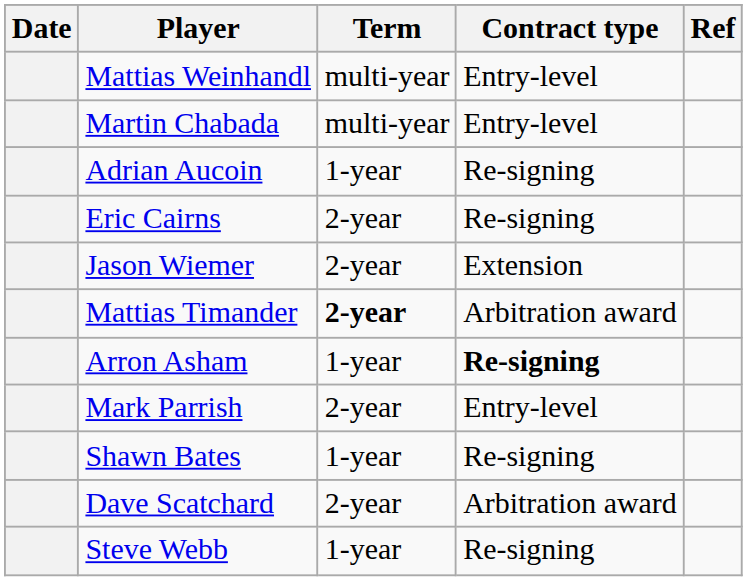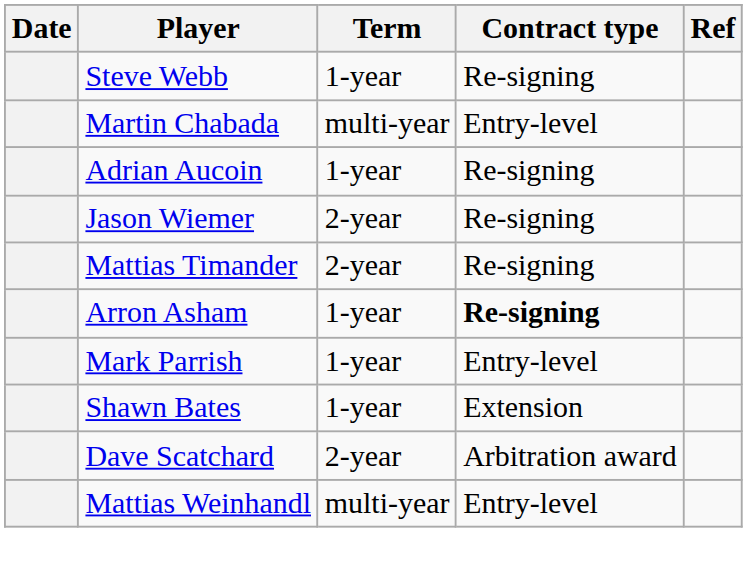rows swapped: (198, 75) <-> (157, 550)
- row: (153, 218)
(523, 265) Extension -> (529, 218) Re-signing
(365, 312) bold -> (363, 265) normal
(570, 312) Arbitration award -> (529, 265) Re-signing
(363, 407) 2-year -> (363, 360) 1-year
(529, 455) Re-signing -> (523, 407) Extension
